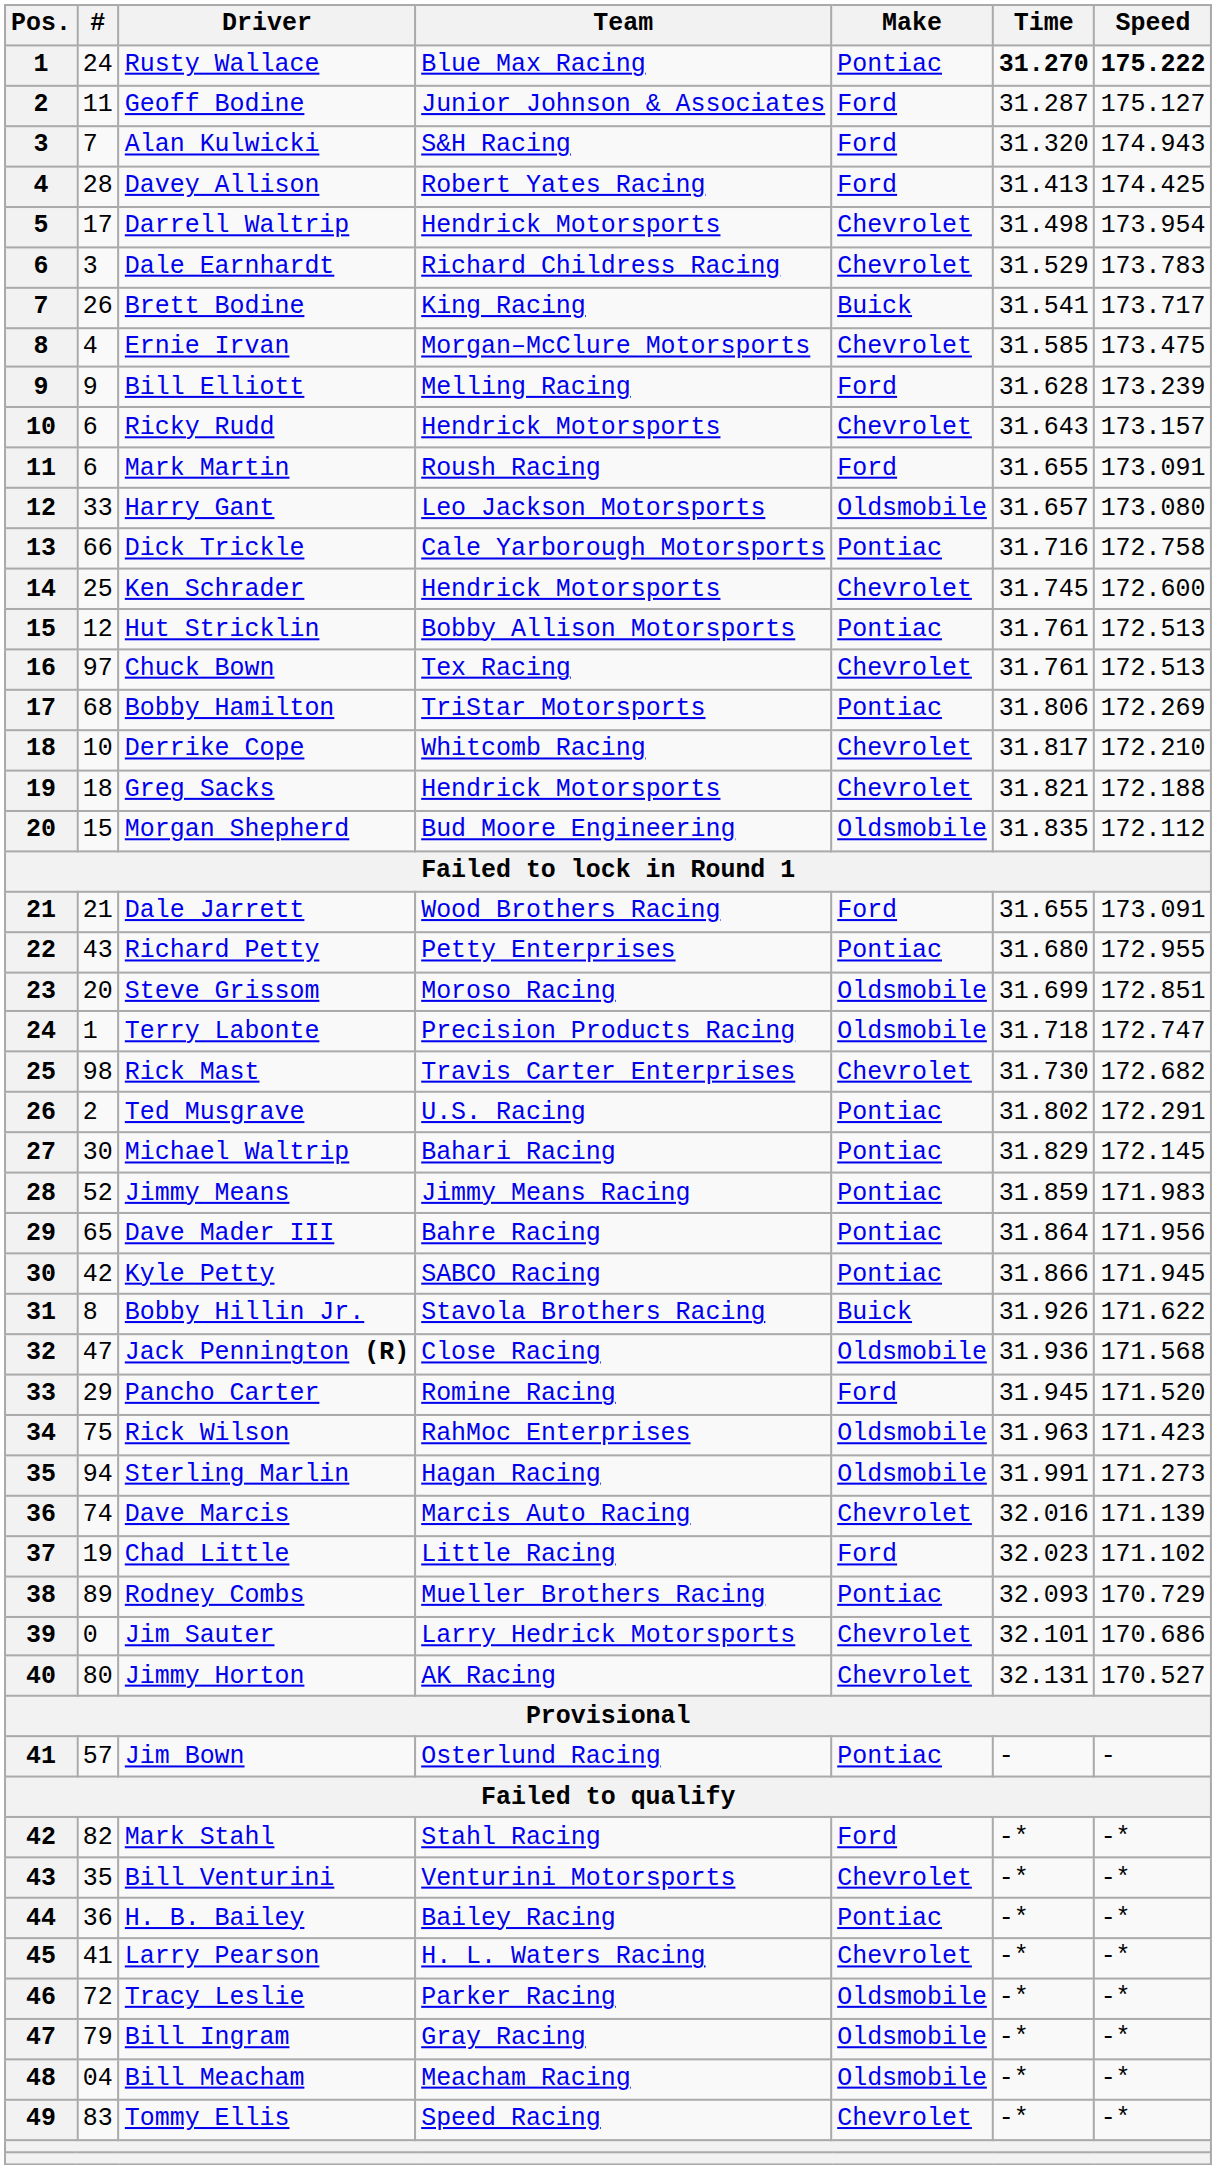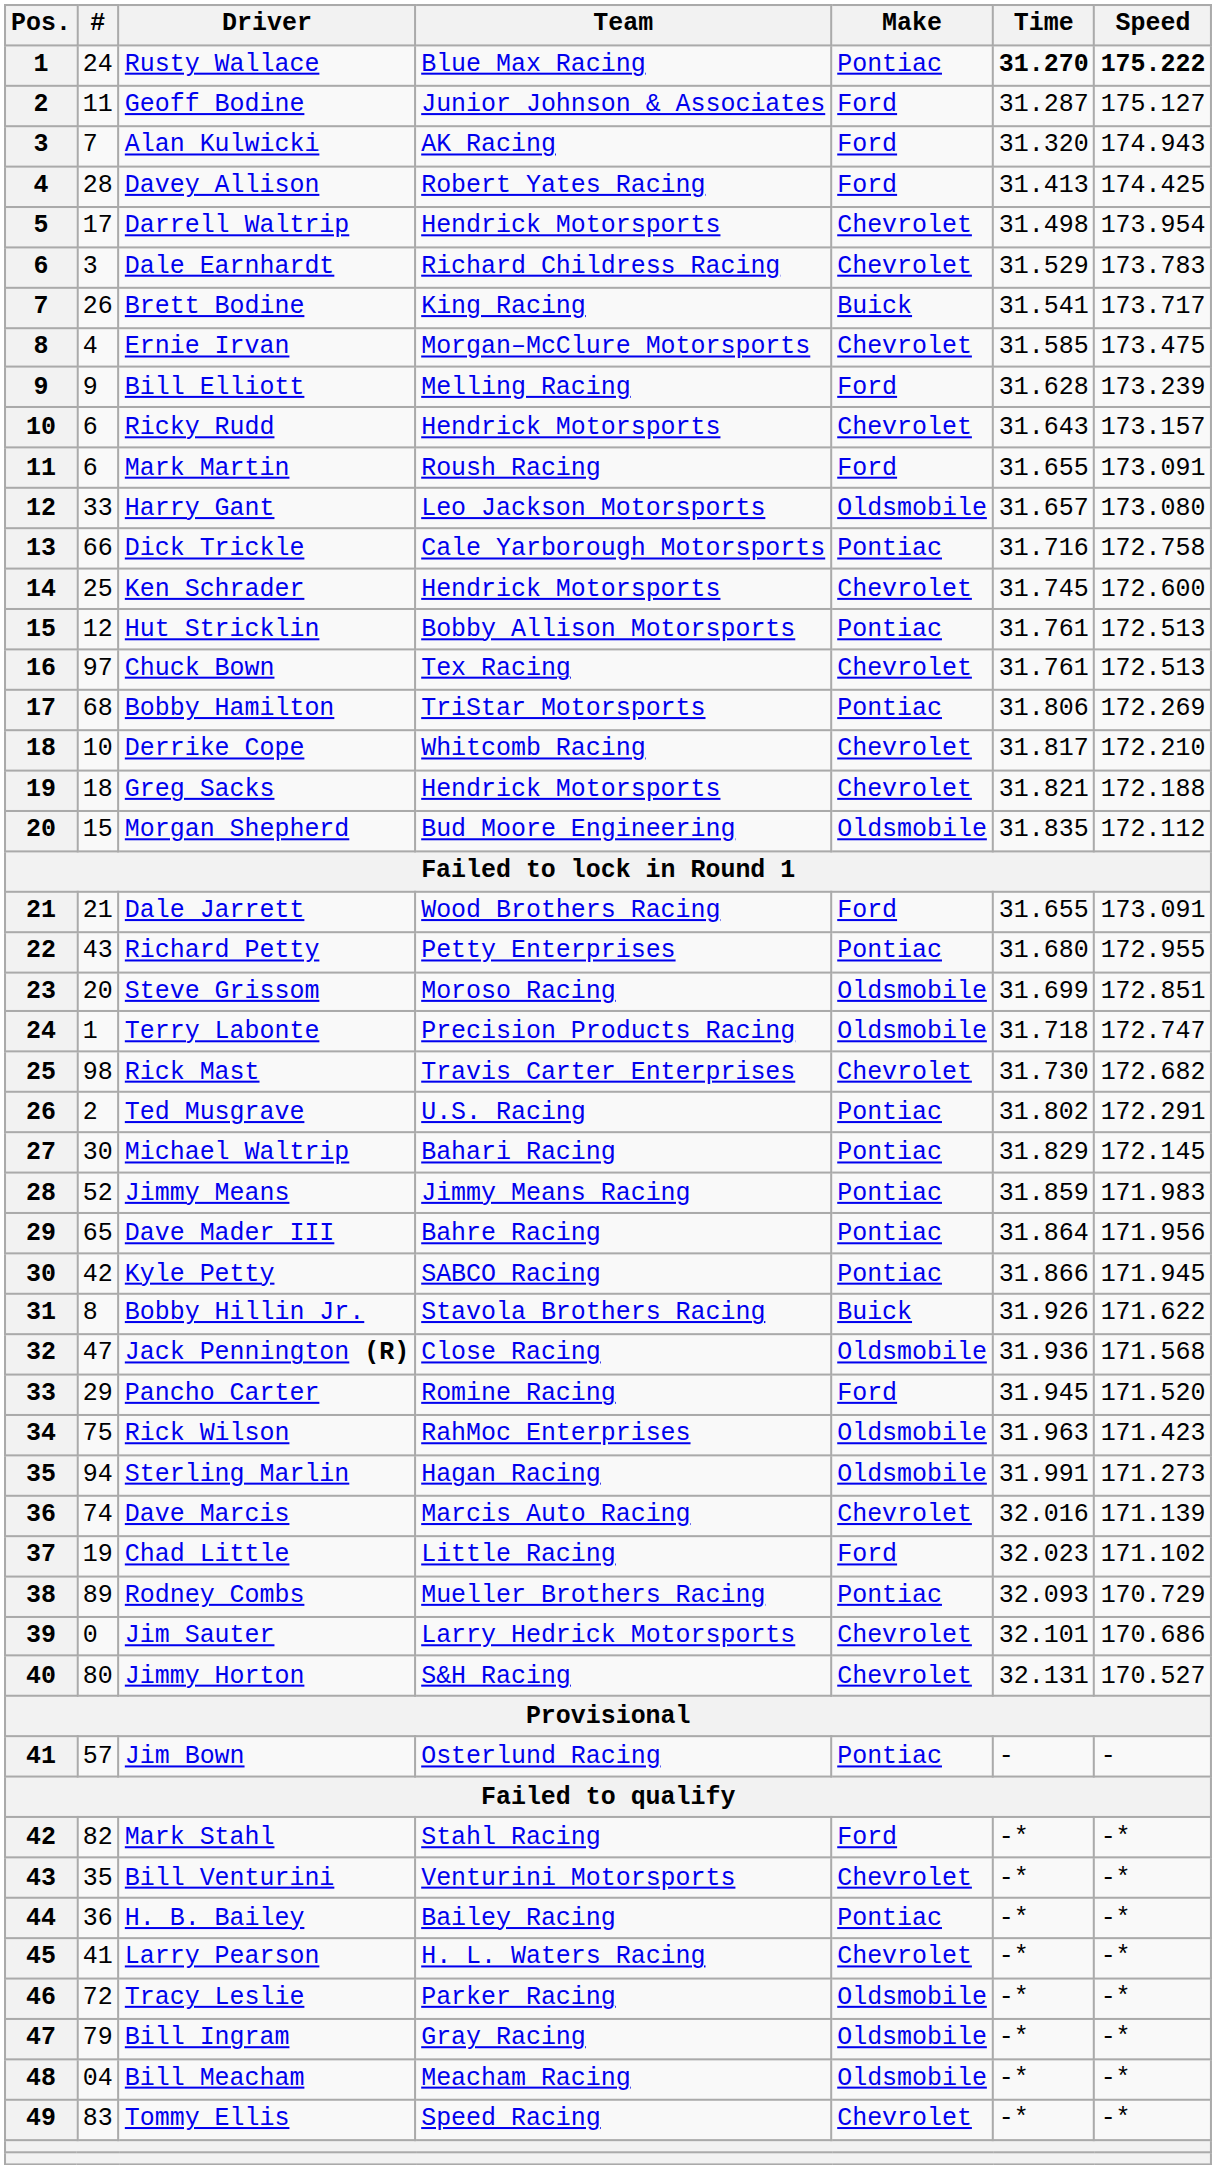(496, 146) S&H Racing -> (489, 146) AK Racing
(489, 1677) AK Racing -> (496, 1677) S&H Racing
